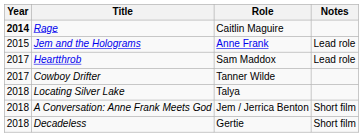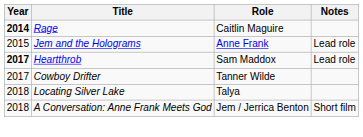(18, 60) normal -> (18, 60) bold
- row: (60, 124)
